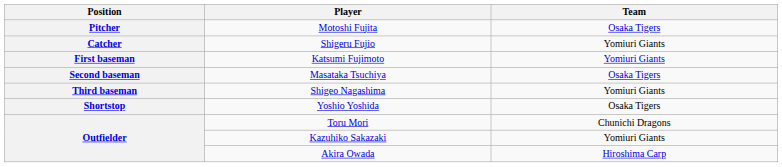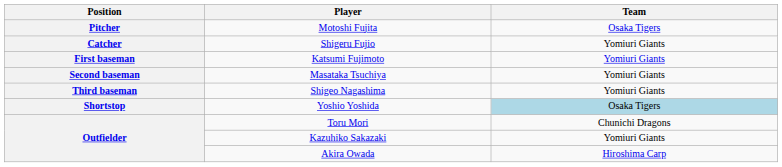(634, 75) Osaka Tigers -> (634, 75) Yomiuri Giants
(634, 106) no background -> (634, 106) lightblue background
